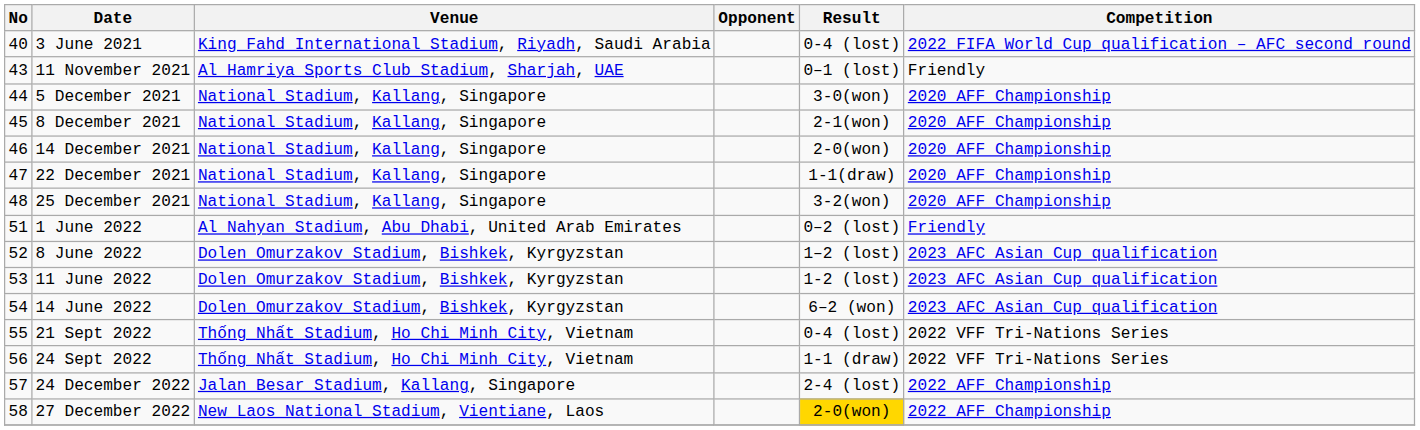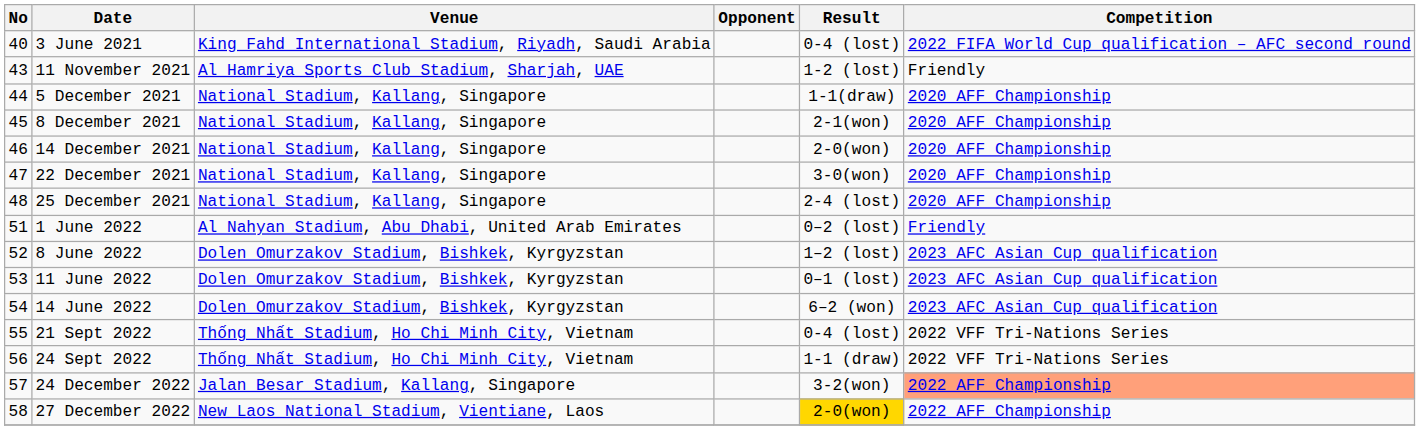(852, 70) 0–1 (lost) -> (852, 70) 1-2 (lost)
(852, 97) 3-0(won) -> (852, 97) 1-1(draw)
(852, 175) 1-1(draw) -> (852, 175) 3-0(won)
(852, 202) 3-2(won) -> (852, 202) 2-4 (lost)
(852, 280) 1-2 (lost) -> (852, 280) 0–1 (lost)
(852, 386) 2-4 (lost) -> (852, 386) 3-2(won)
(1009, 386) no background -> (1009, 386) lightsalmon background
